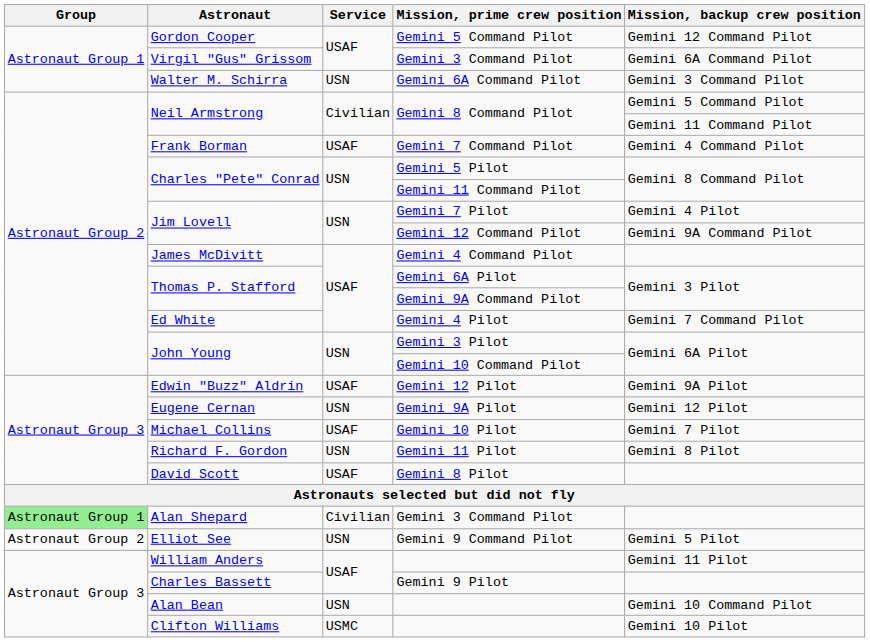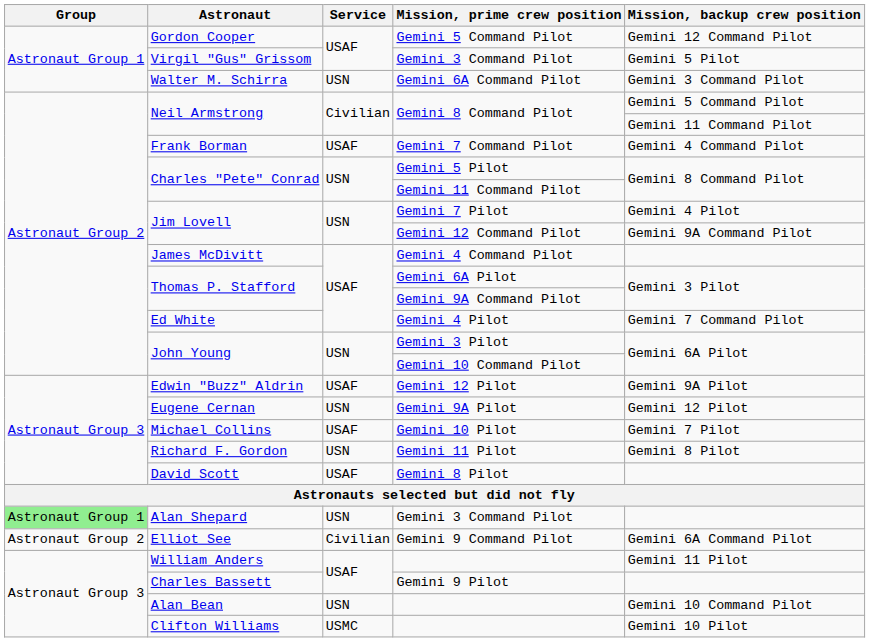(720, 59) Gemini 6A Command Pilot -> (684, 59) Gemini 5 Pilot
(358, 517) Civilian -> (338, 517) USN
(338, 539) USN -> (358, 539) Civilian
(684, 539) Gemini 5 Pilot -> (720, 539) Gemini 6A Command Pilot
